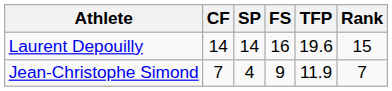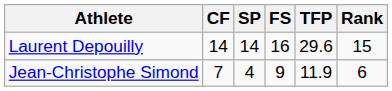(316, 46) 19.6 -> (316, 46) 29.6
(362, 73) 7 -> (362, 73) 6
